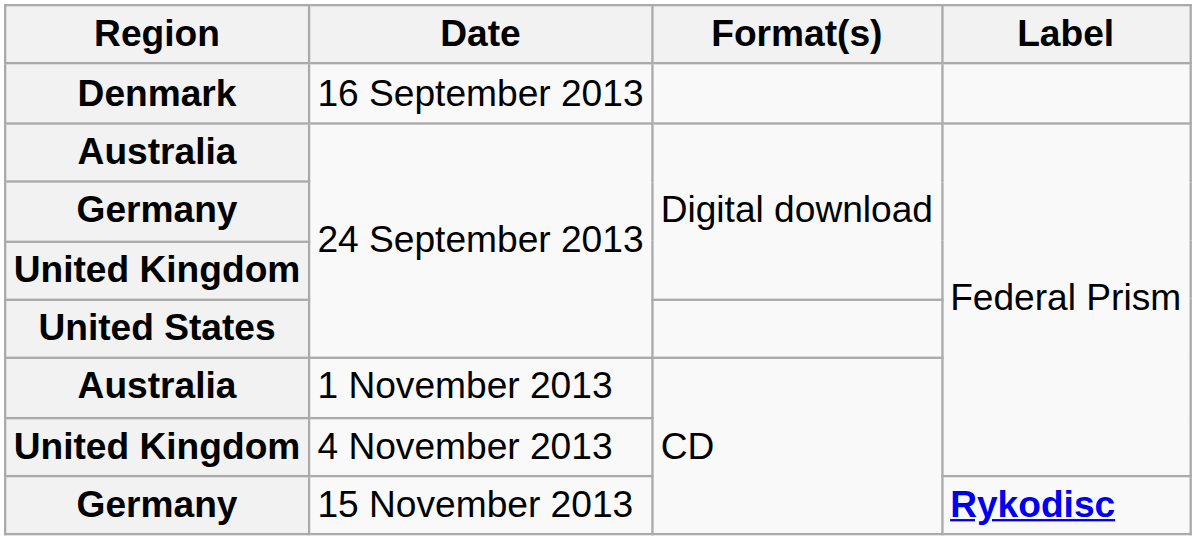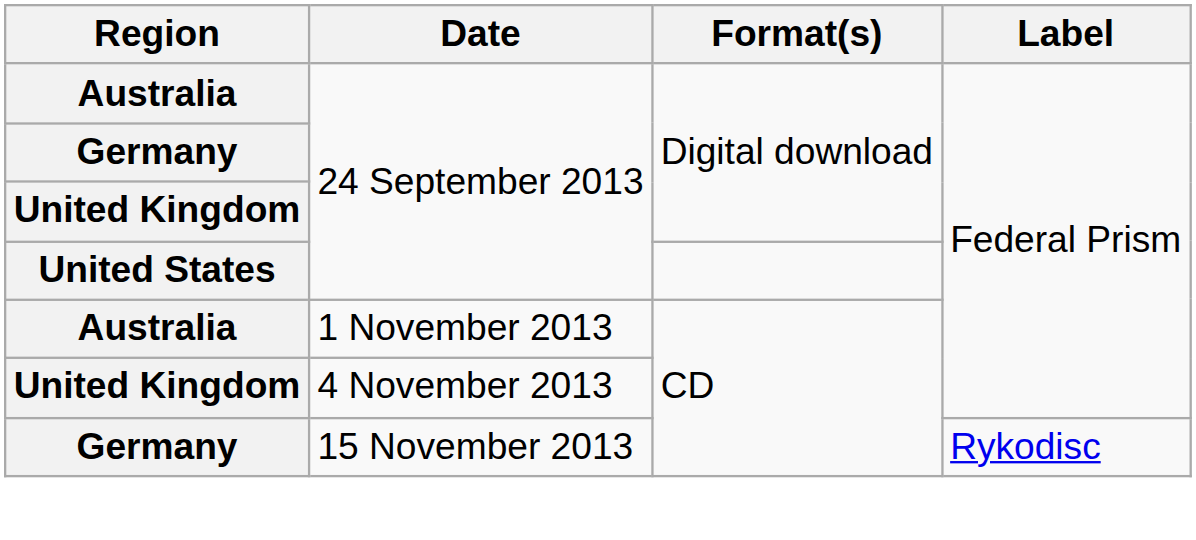- row: (157, 92)
(1033, 504) bold -> (1025, 446) normal
